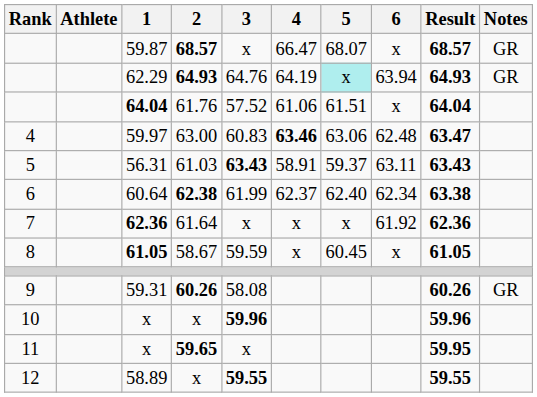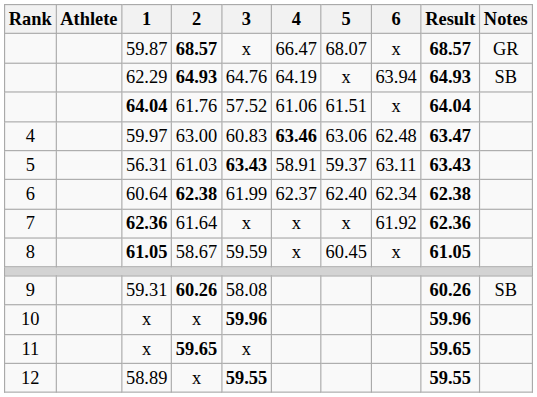(346, 77) paleturquoise background -> (346, 77) no background
(506, 77) GR -> (506, 77) SB
(450, 194) 63.38 -> (450, 194) 62.38
(506, 290) GR -> (506, 290) SB
(450, 348) 59.95 -> (450, 348) 59.65
